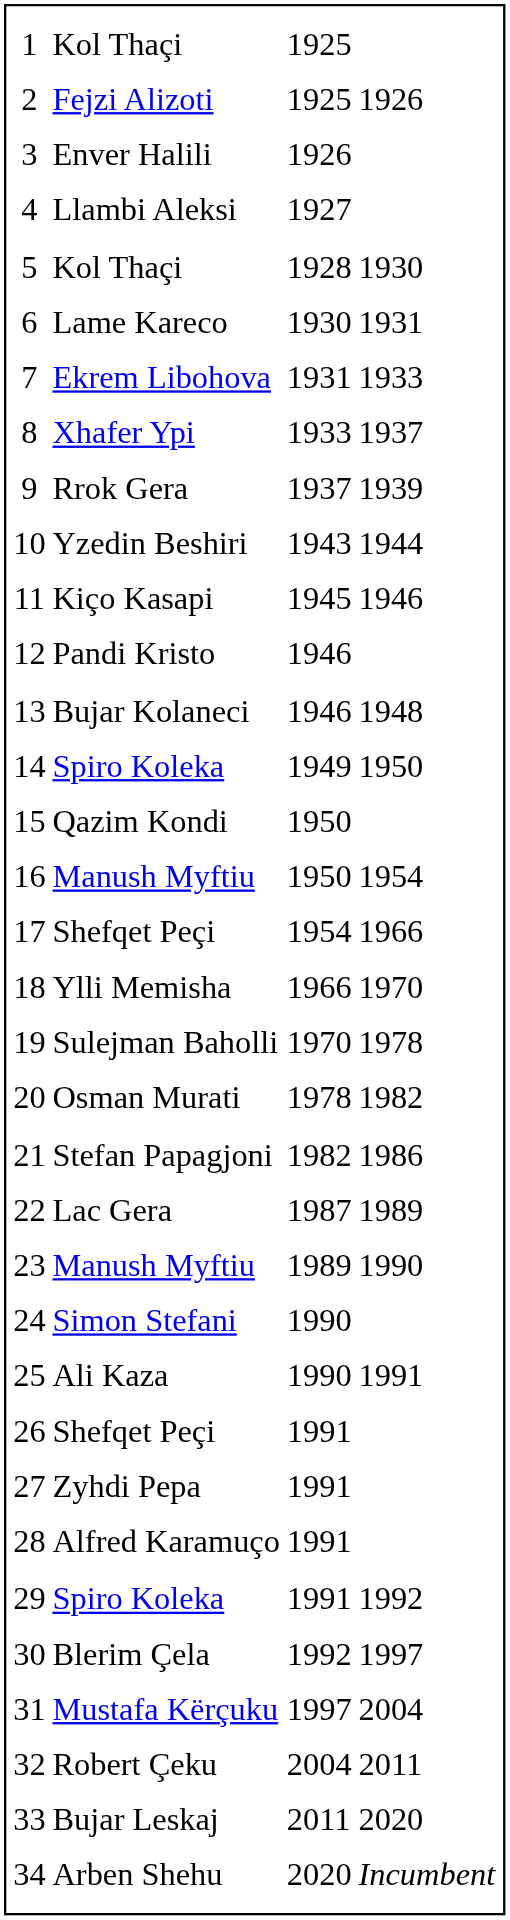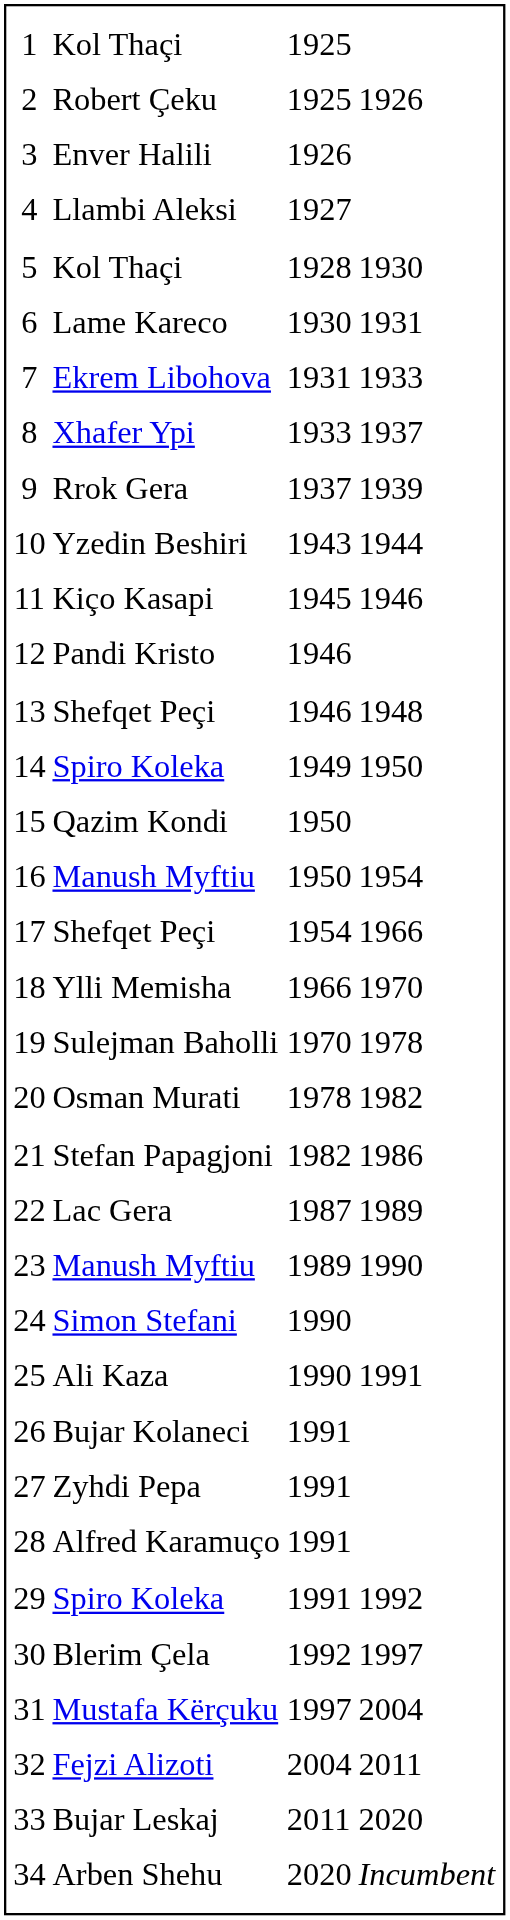(133, 99) Fejzi Alizoti -> (135, 99) Robert Çeku
(151, 709) Bujar Kolaneci -> (134, 709) Shefqet Peçi
(134, 1430) Shefqet Peçi -> (151, 1430) Bujar Kolaneci
(135, 1763) Robert Çeku -> (133, 1763) Fejzi Alizoti
